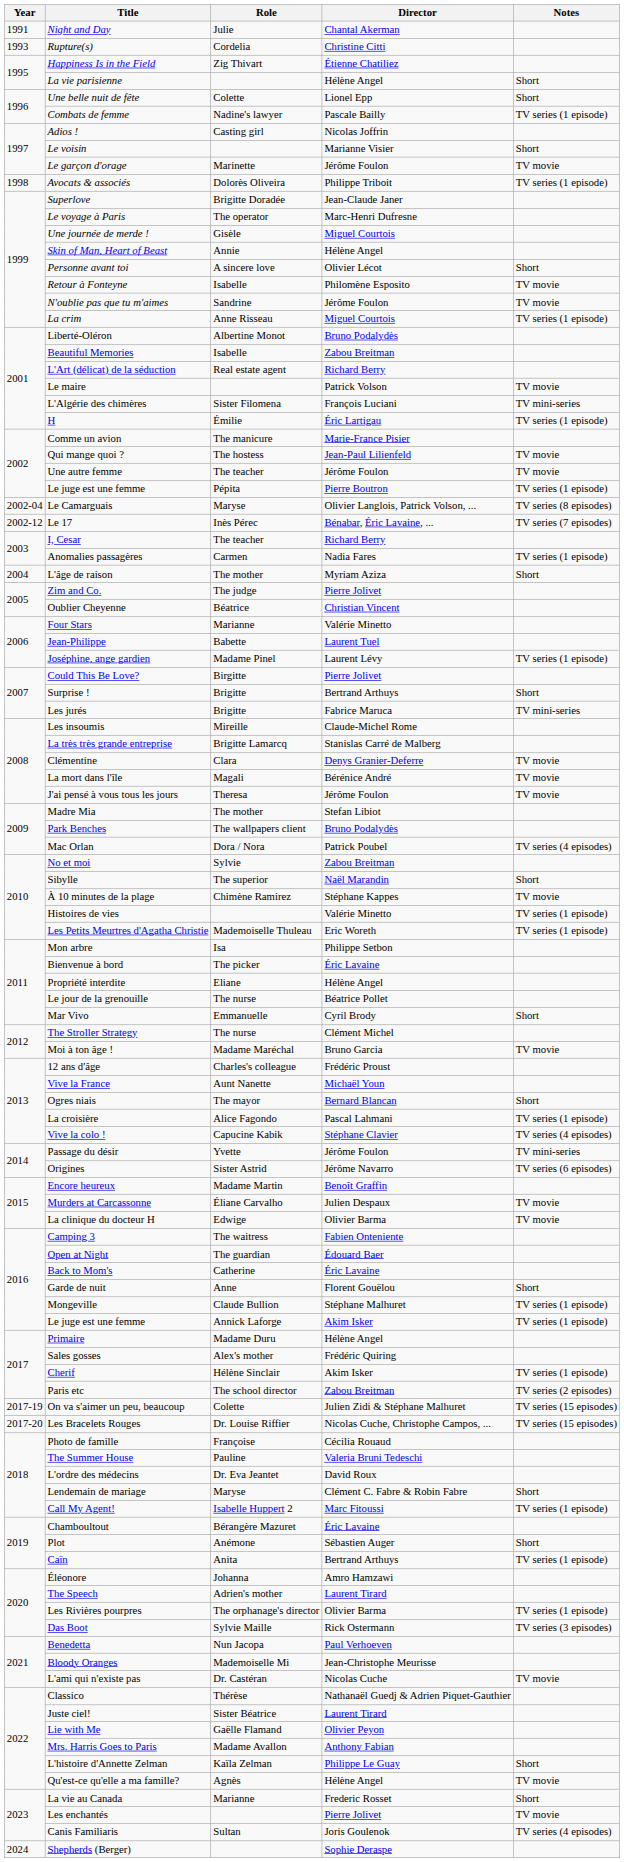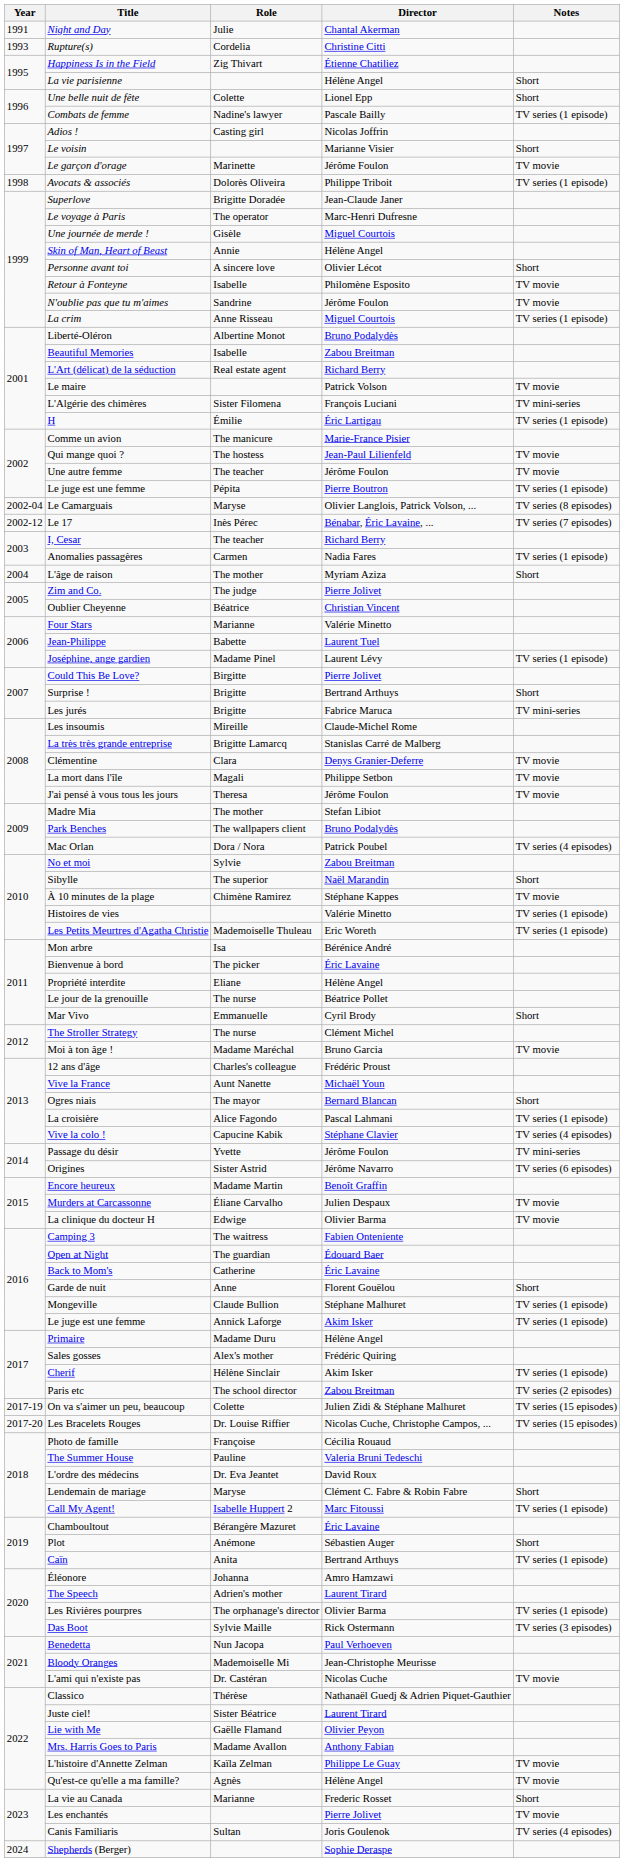(358, 778) Bérénice André -> (358, 778) Philippe Setbon
(358, 948) Philippe Setbon -> (358, 948) Bérénice André
(527, 1764) Short -> (537, 1764) TV movie
